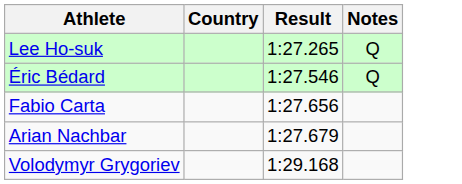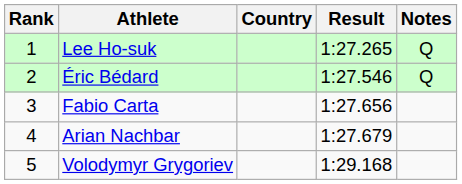+ column: (31, 19)
